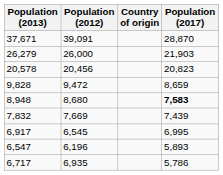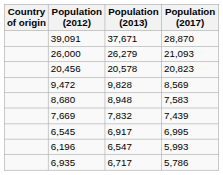columns swapped: (140, 17) <-> (33, 17)
(179, 54) 21,903 -> (179, 54) 21,093
(176, 85) 8,659 -> (176, 85) 8,569
(176, 100) bold -> (176, 100) normal
(176, 147) 5,893 -> (176, 147) 5,993
